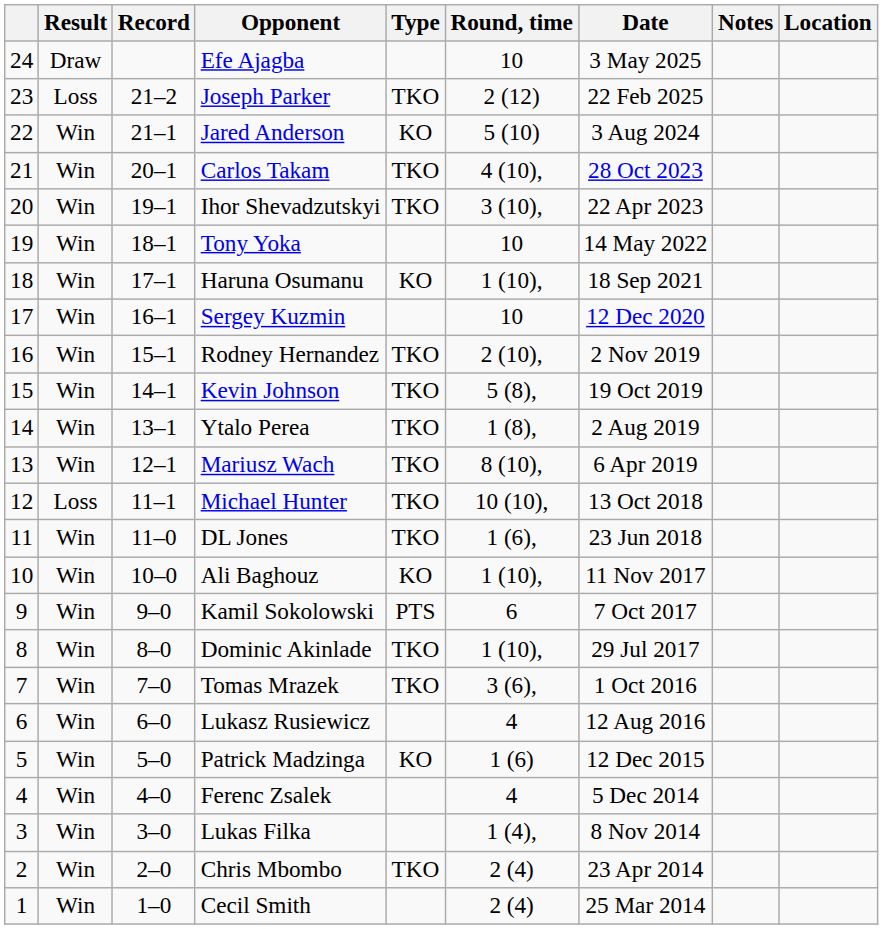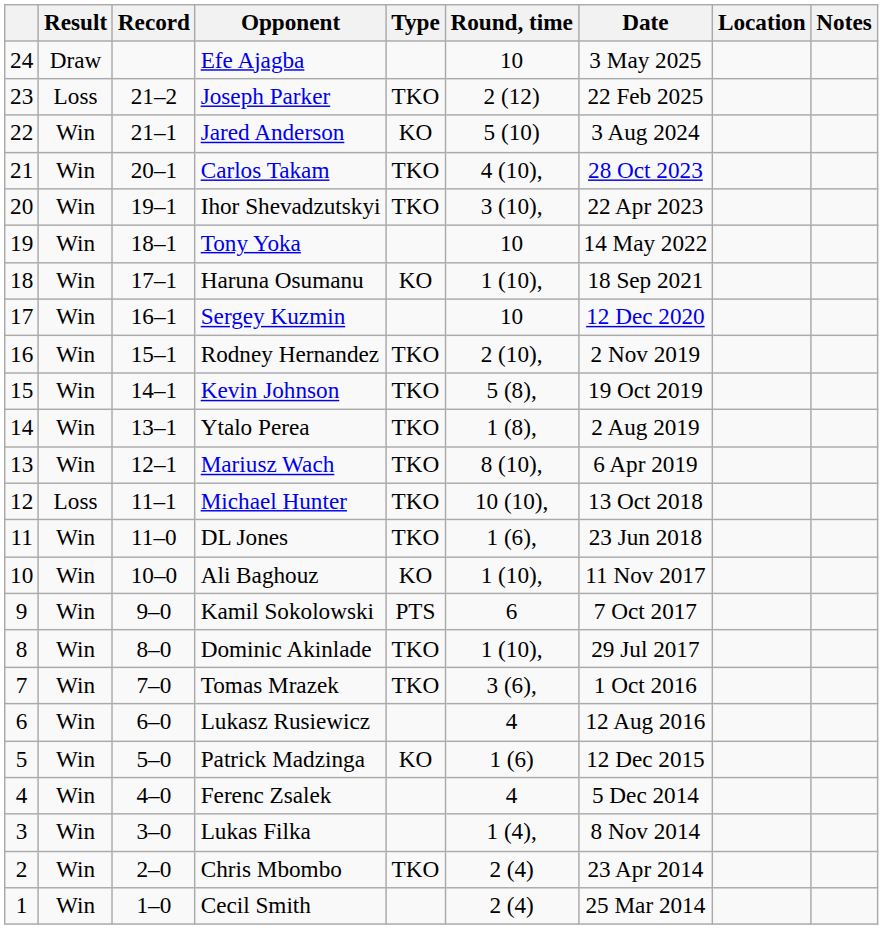columns swapped: (828, 22) <-> (746, 22)
